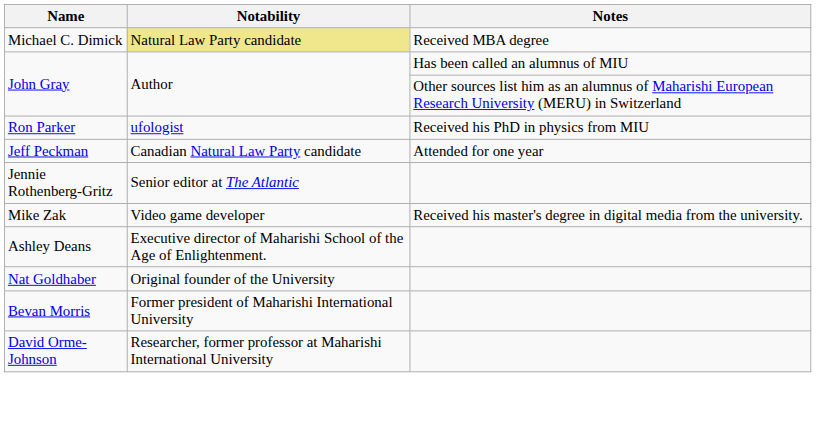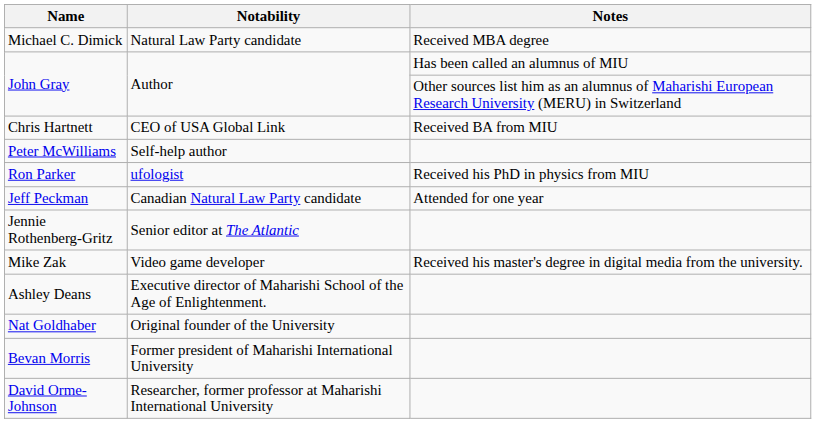(216, 39) khaki background -> (216, 39) no background
+ row: (50, 127)
+ row: (62, 151)
